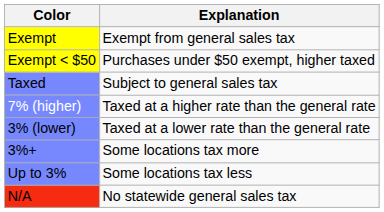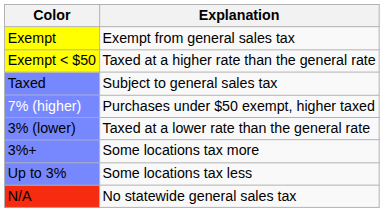(239, 60) Purchases under $50 exempt, higher taxed -> (239, 60) Taxed at a higher rate than the general rate
(239, 106) Taxed at a higher rate than the general rate -> (239, 106) Purchases under $50 exempt, higher taxed
